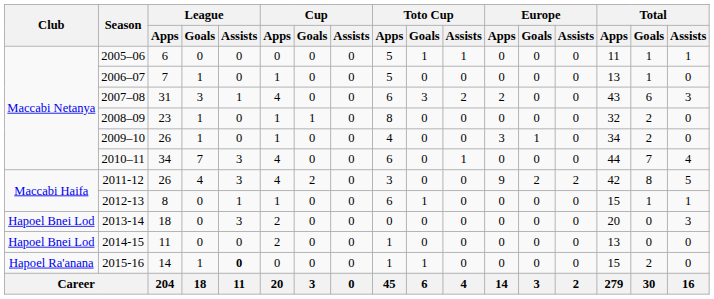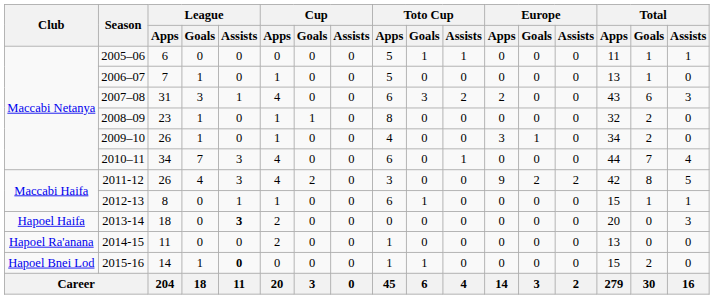(51, 221) Hapoel Bnei Lod -> (51, 221) Hapoel Haifa
(239, 221) normal -> (239, 221) bold
(51, 242) Hapoel Bnei Lod -> (51, 242) Hapoel Ra'anana
(51, 263) Hapoel Ra'anana -> (51, 263) Hapoel Bnei Lod
